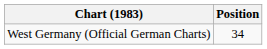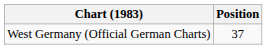(238, 34) 34 -> (238, 34) 37
